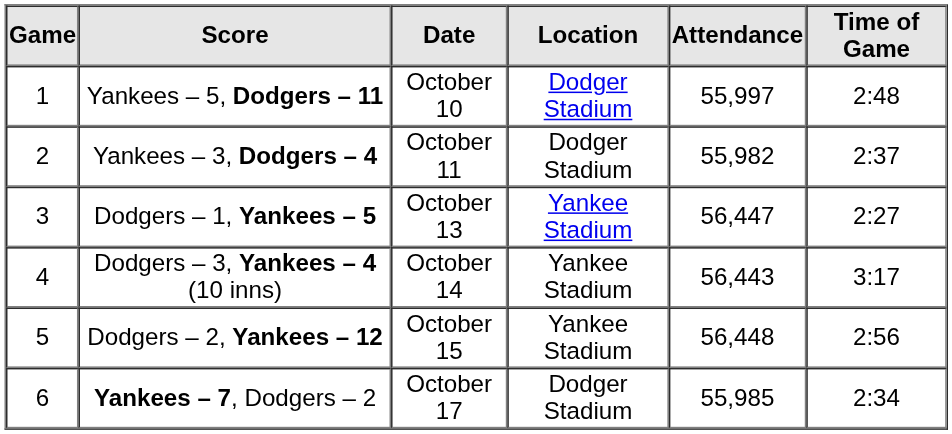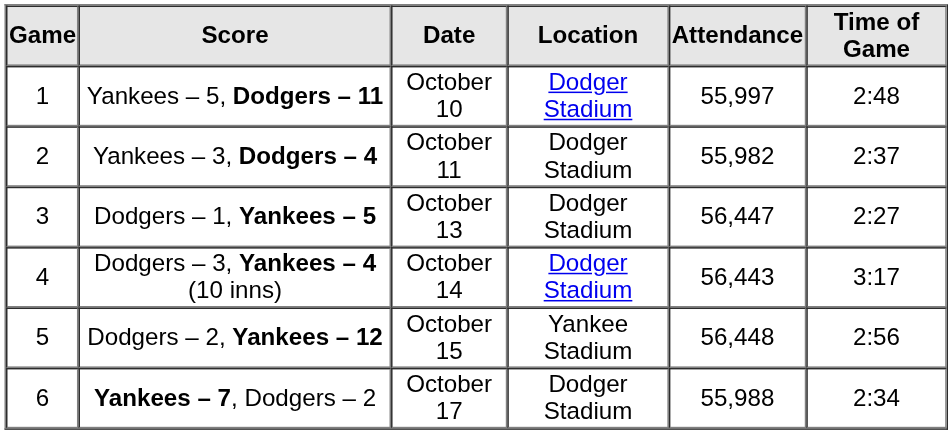(588, 216) Yankee Stadium -> (588, 216) Dodger Stadium
(588, 277) Yankee Stadium -> (588, 277) Dodger Stadium
(737, 397) 55,985 -> (737, 397) 55,988
